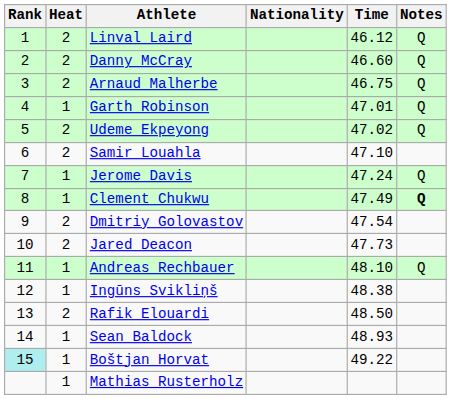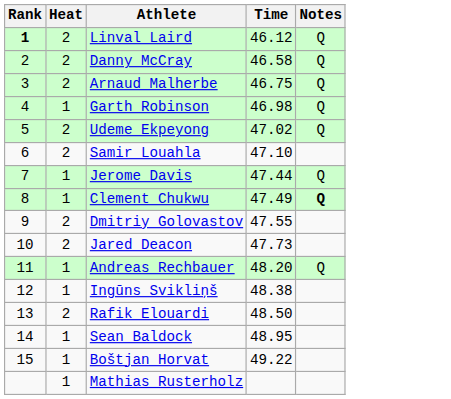- column: (297, 16)
(25, 39) normal -> (25, 39) bold
(372, 62) 46.60 -> (271, 62) 46.58
(372, 108) 47.01 -> (271, 108) 46.98
(372, 177) 47.24 -> (271, 177) 47.44
(372, 223) 47.54 -> (271, 223) 47.55
(372, 269) 48.10 -> (271, 269) 48.20
(372, 337) 48.93 -> (271, 337) 48.95
(25, 360) paleturquoise background -> (25, 360) no background
